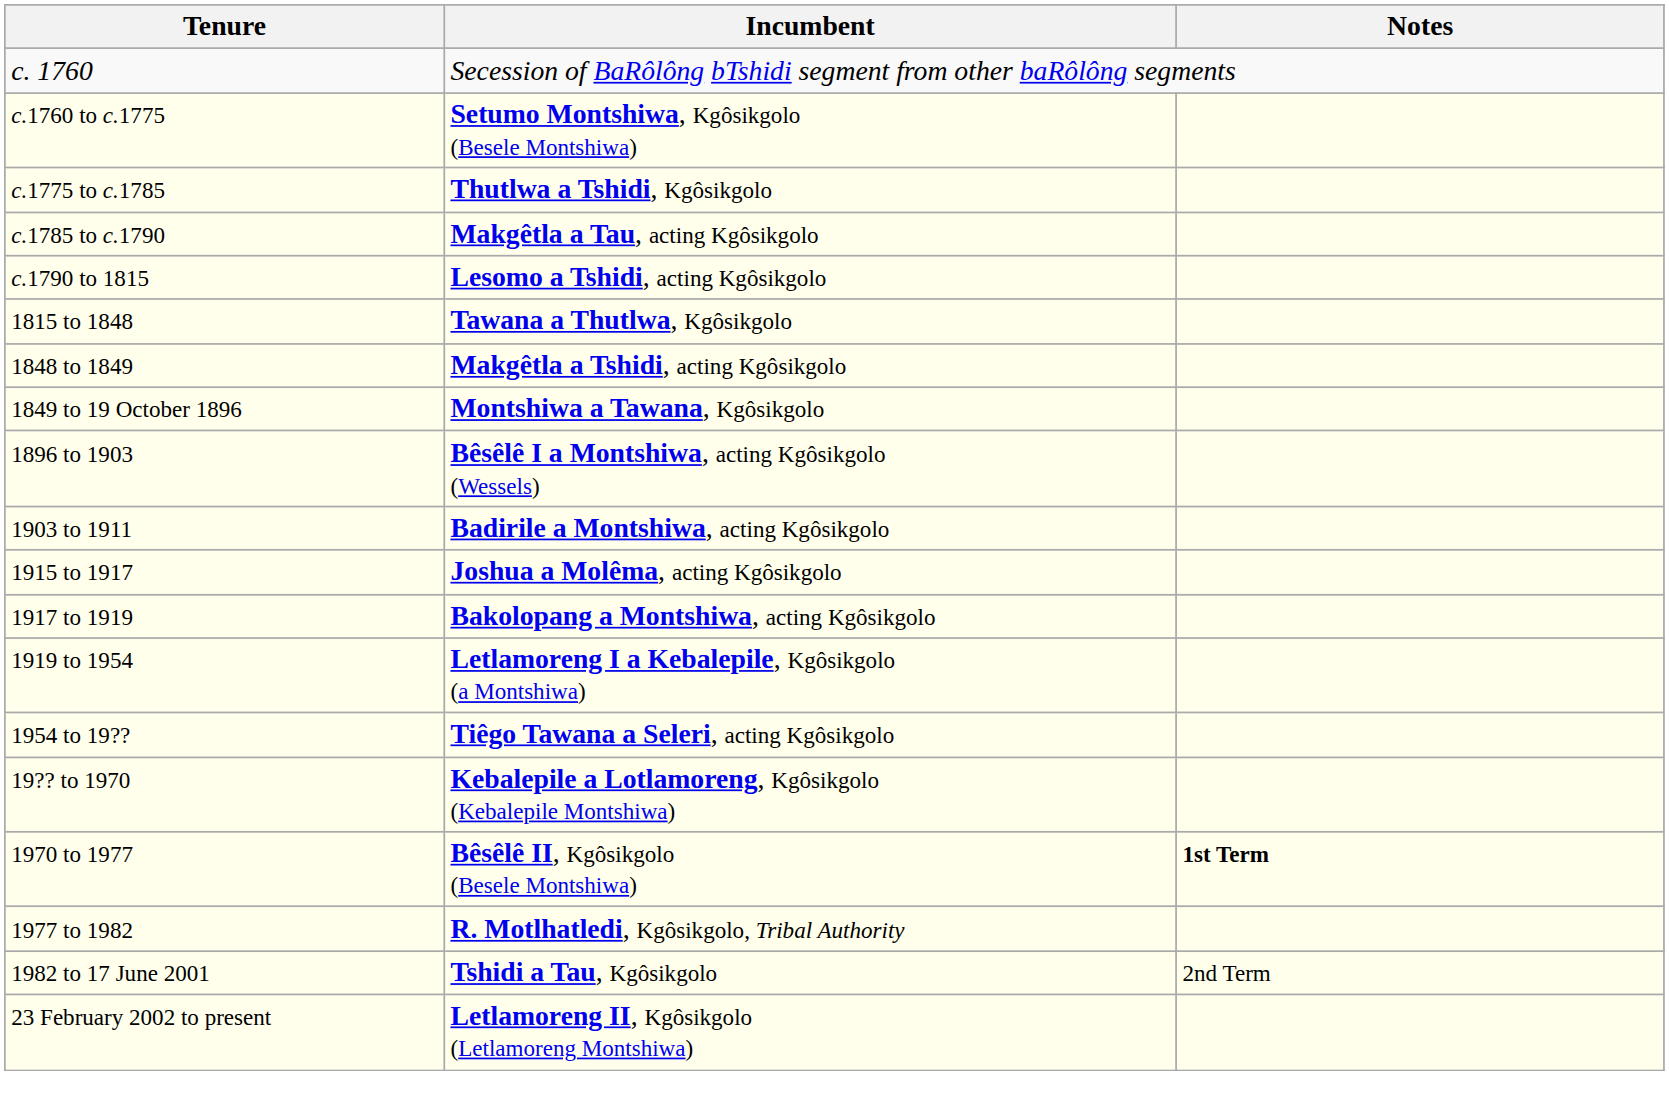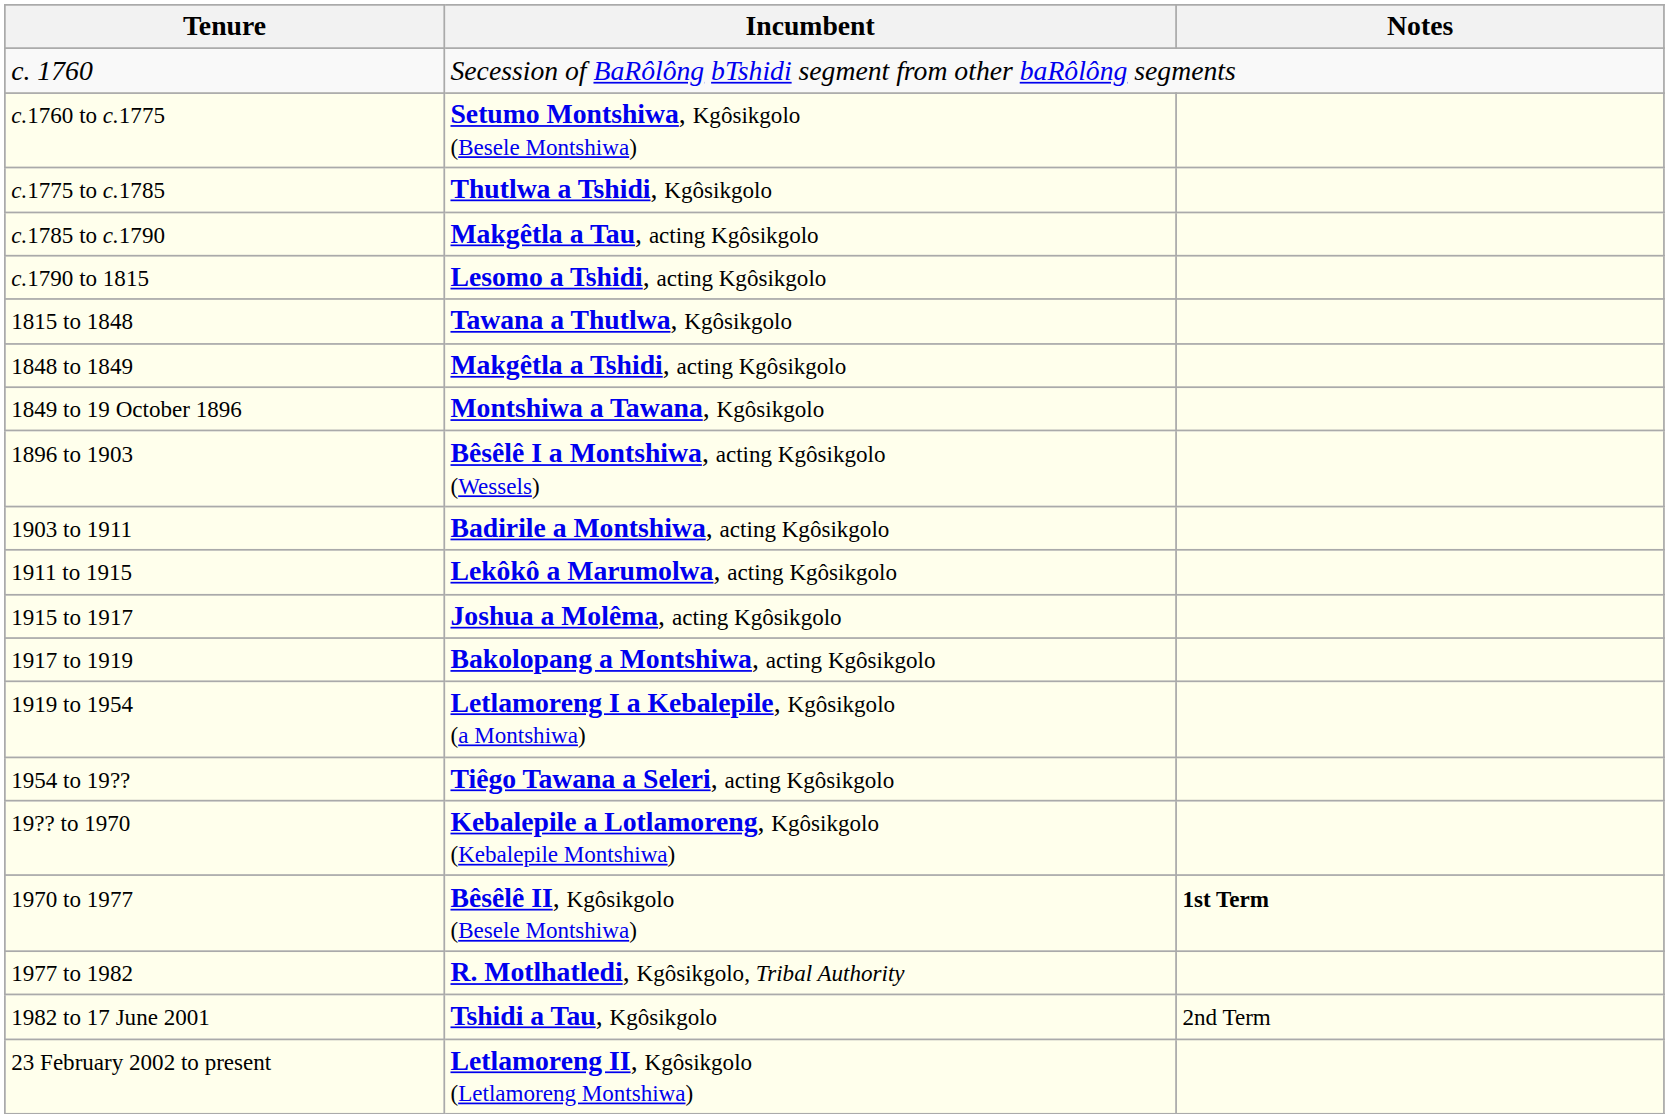+ row: (72, 573)
